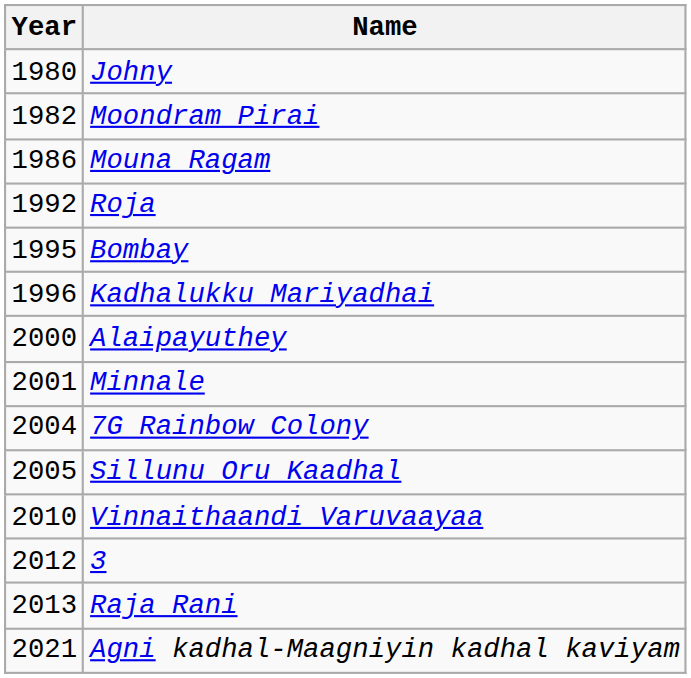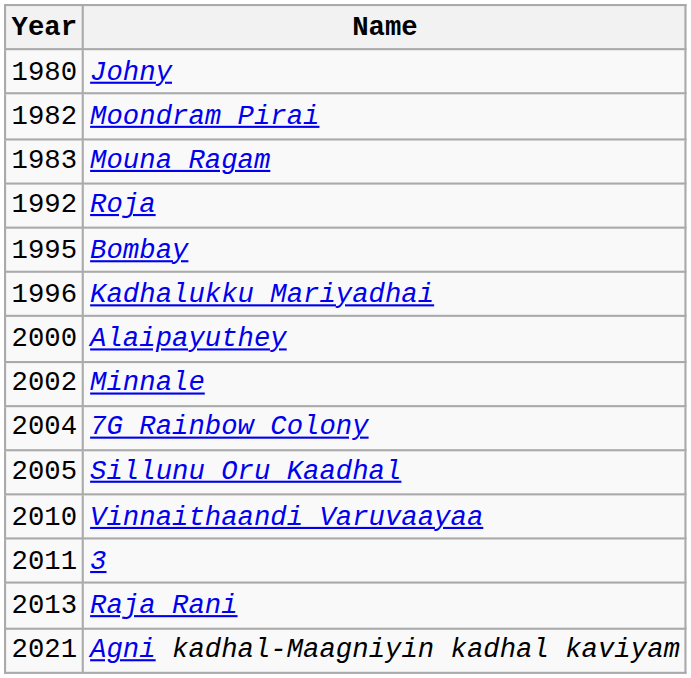(44, 161) 1986 -> (44, 161) 1983
(44, 383) 2001 -> (44, 383) 2002
(44, 561) 2012 -> (44, 561) 2011
